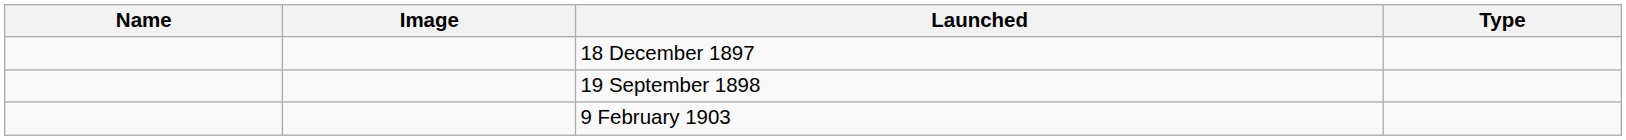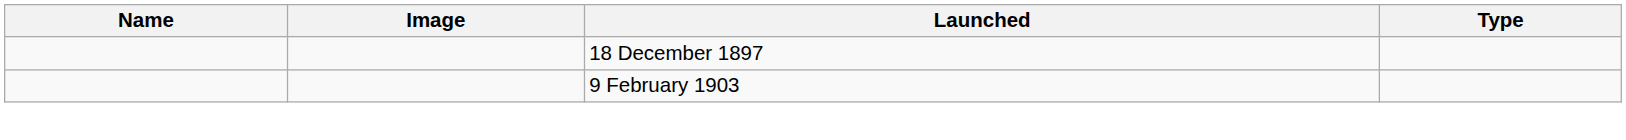- row: (670, 85)
